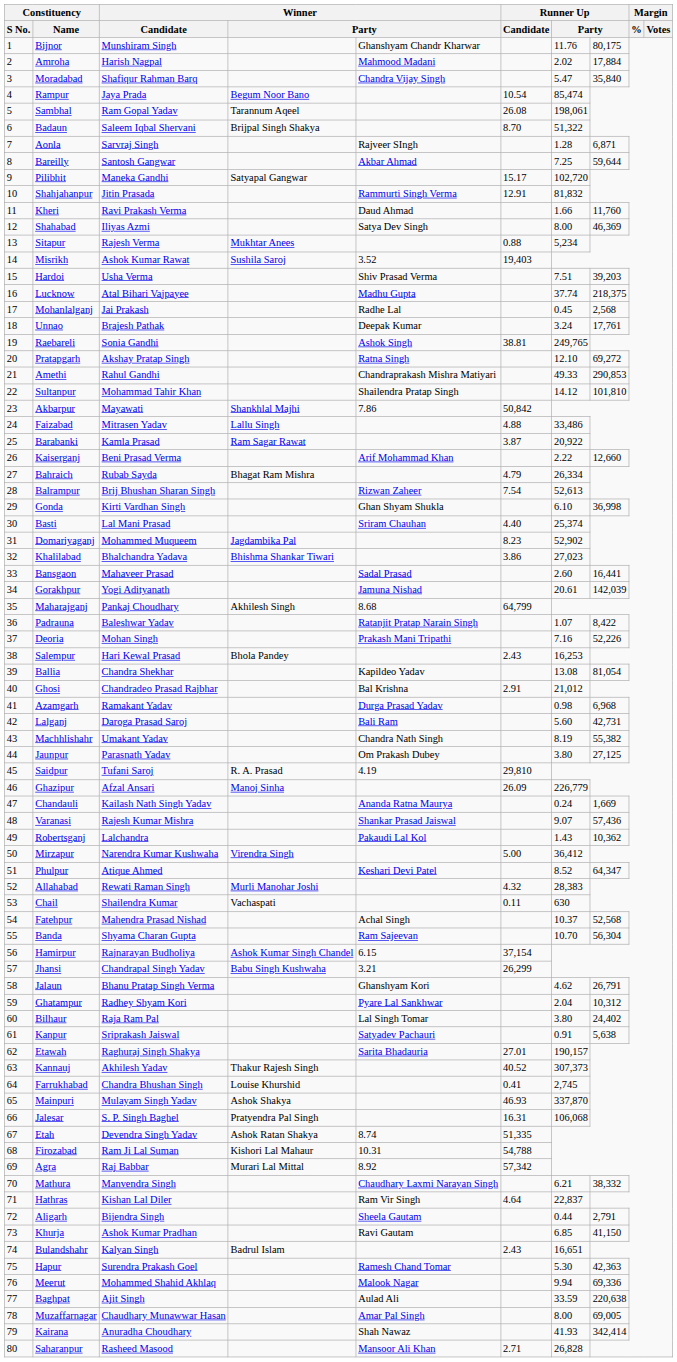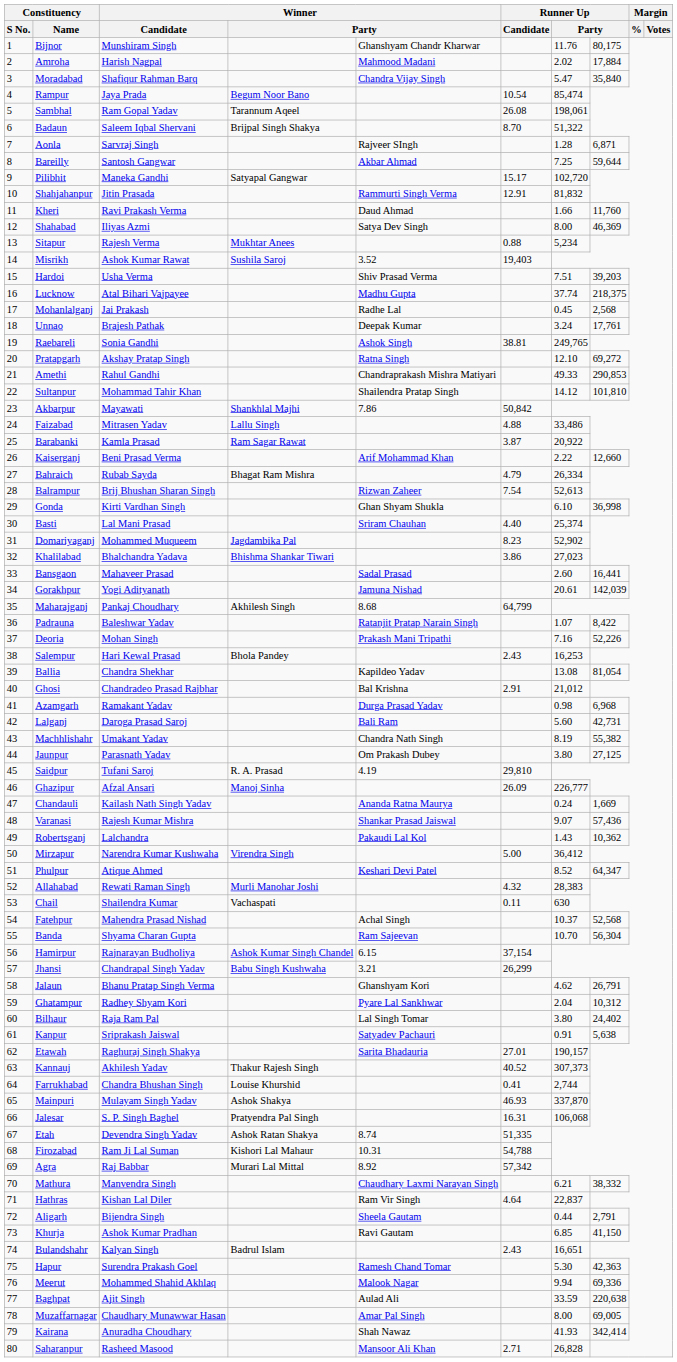(571, 787) 226,779 -> (571, 787) 226,777
(566, 1084) 2,745 -> (566, 1084) 2,744
